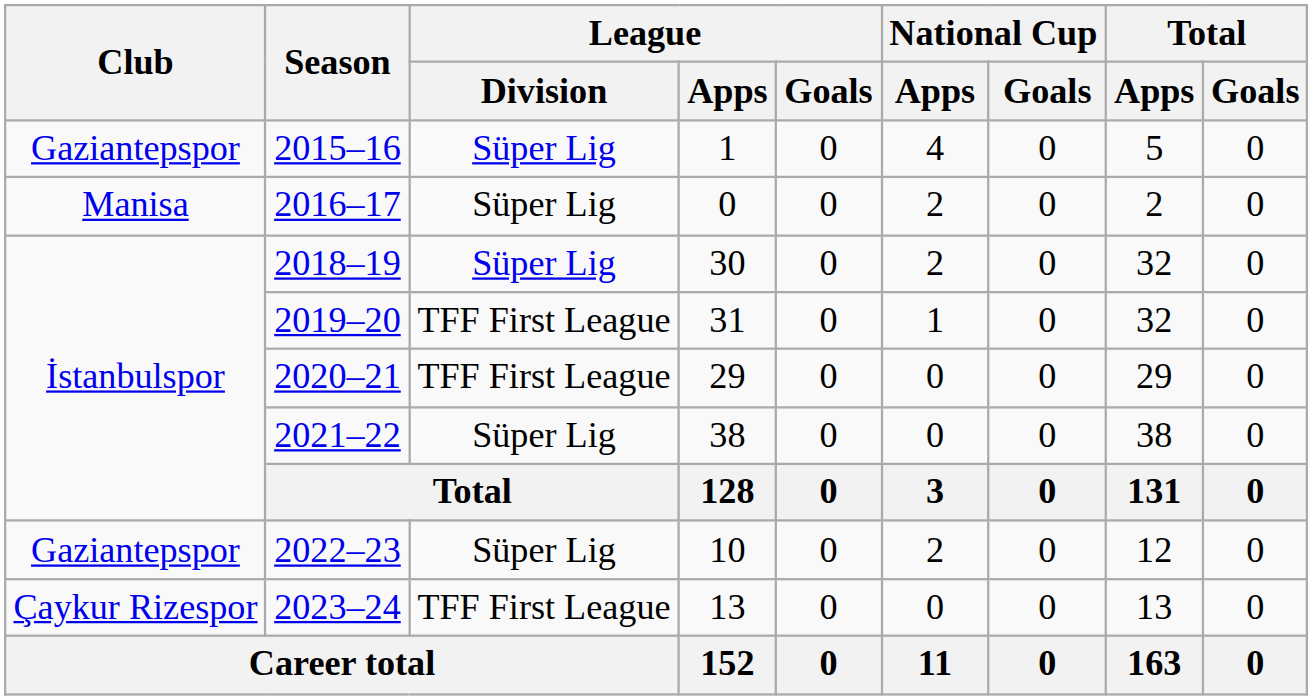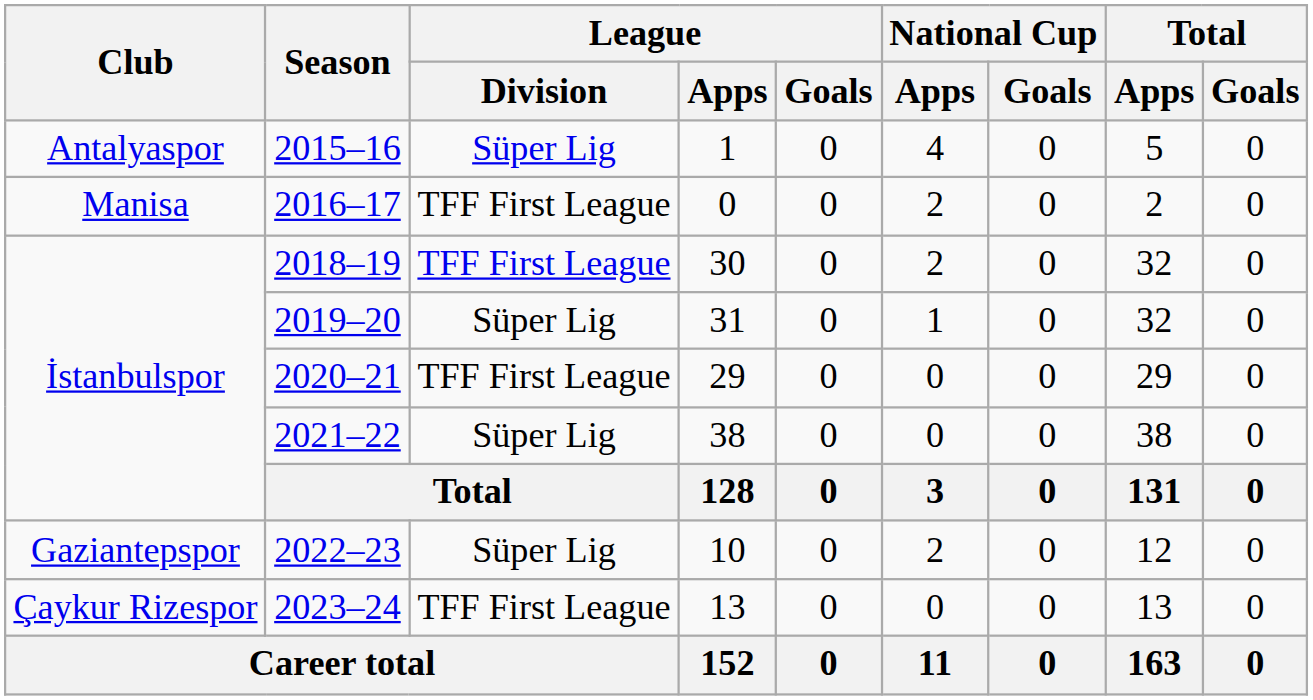(135, 147) Gaziantepspor -> (135, 147) Antalyaspor
(544, 205) Süper Lig -> (544, 205) TFF First League
(544, 262) Süper Lig -> (544, 262) TFF First League
(544, 319) TFF First League -> (544, 319) Süper Lig
